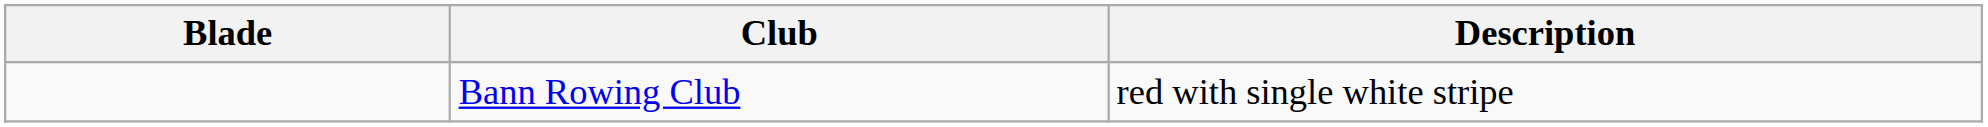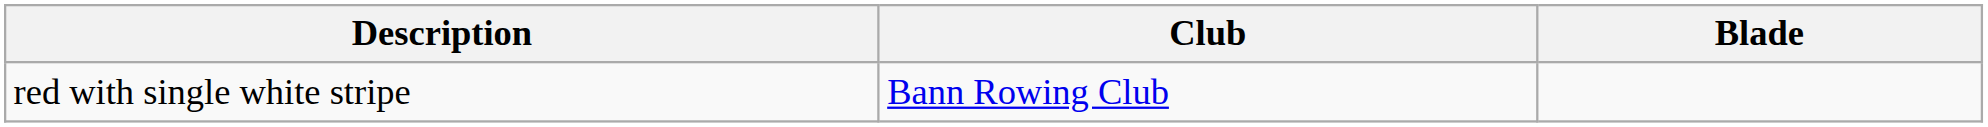columns swapped: (228, 33) <-> (1545, 33)
